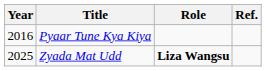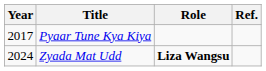(20, 35) 2016 -> (20, 35) 2017
(20, 55) 2025 -> (20, 55) 2024
